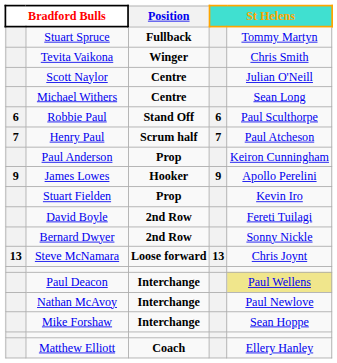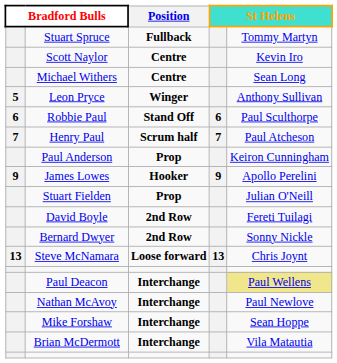- row: (77, 57)
(279, 77) Julian O'Neill -> (279, 57) Kevin Iro
+ row: (77, 97)
(279, 196) Kevin Iro -> (279, 196) Julian O'Neill
+ row: (77, 342)
- row: (77, 347)
